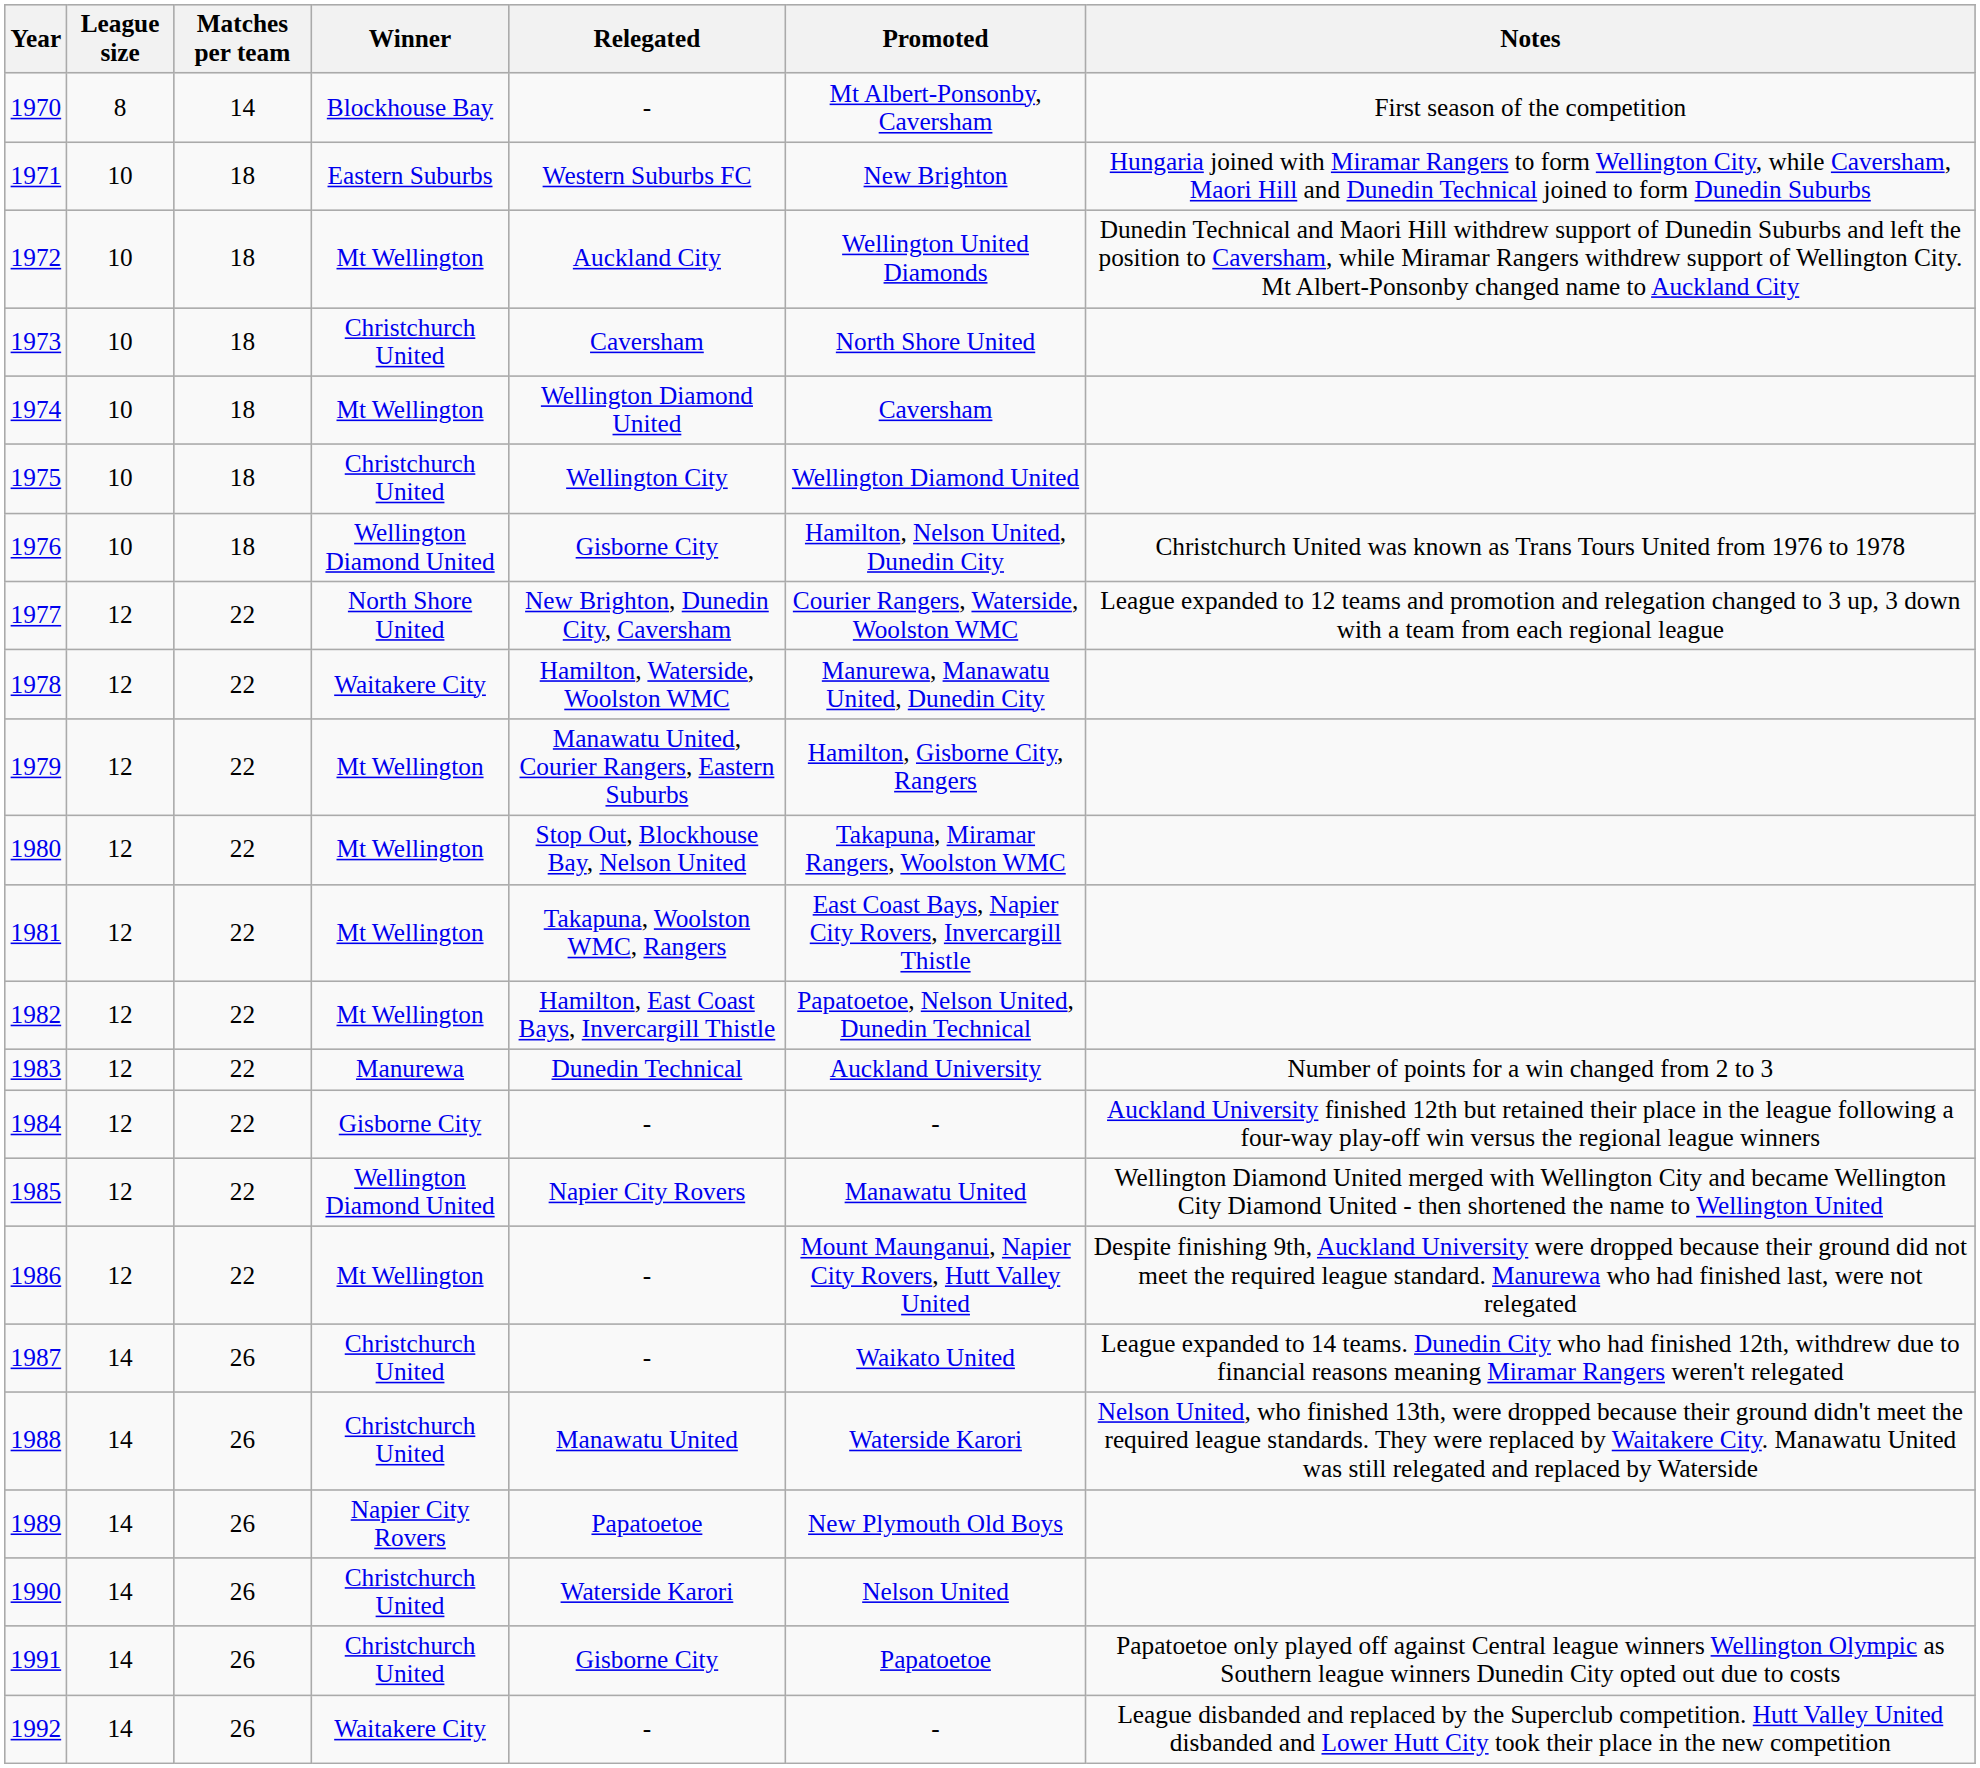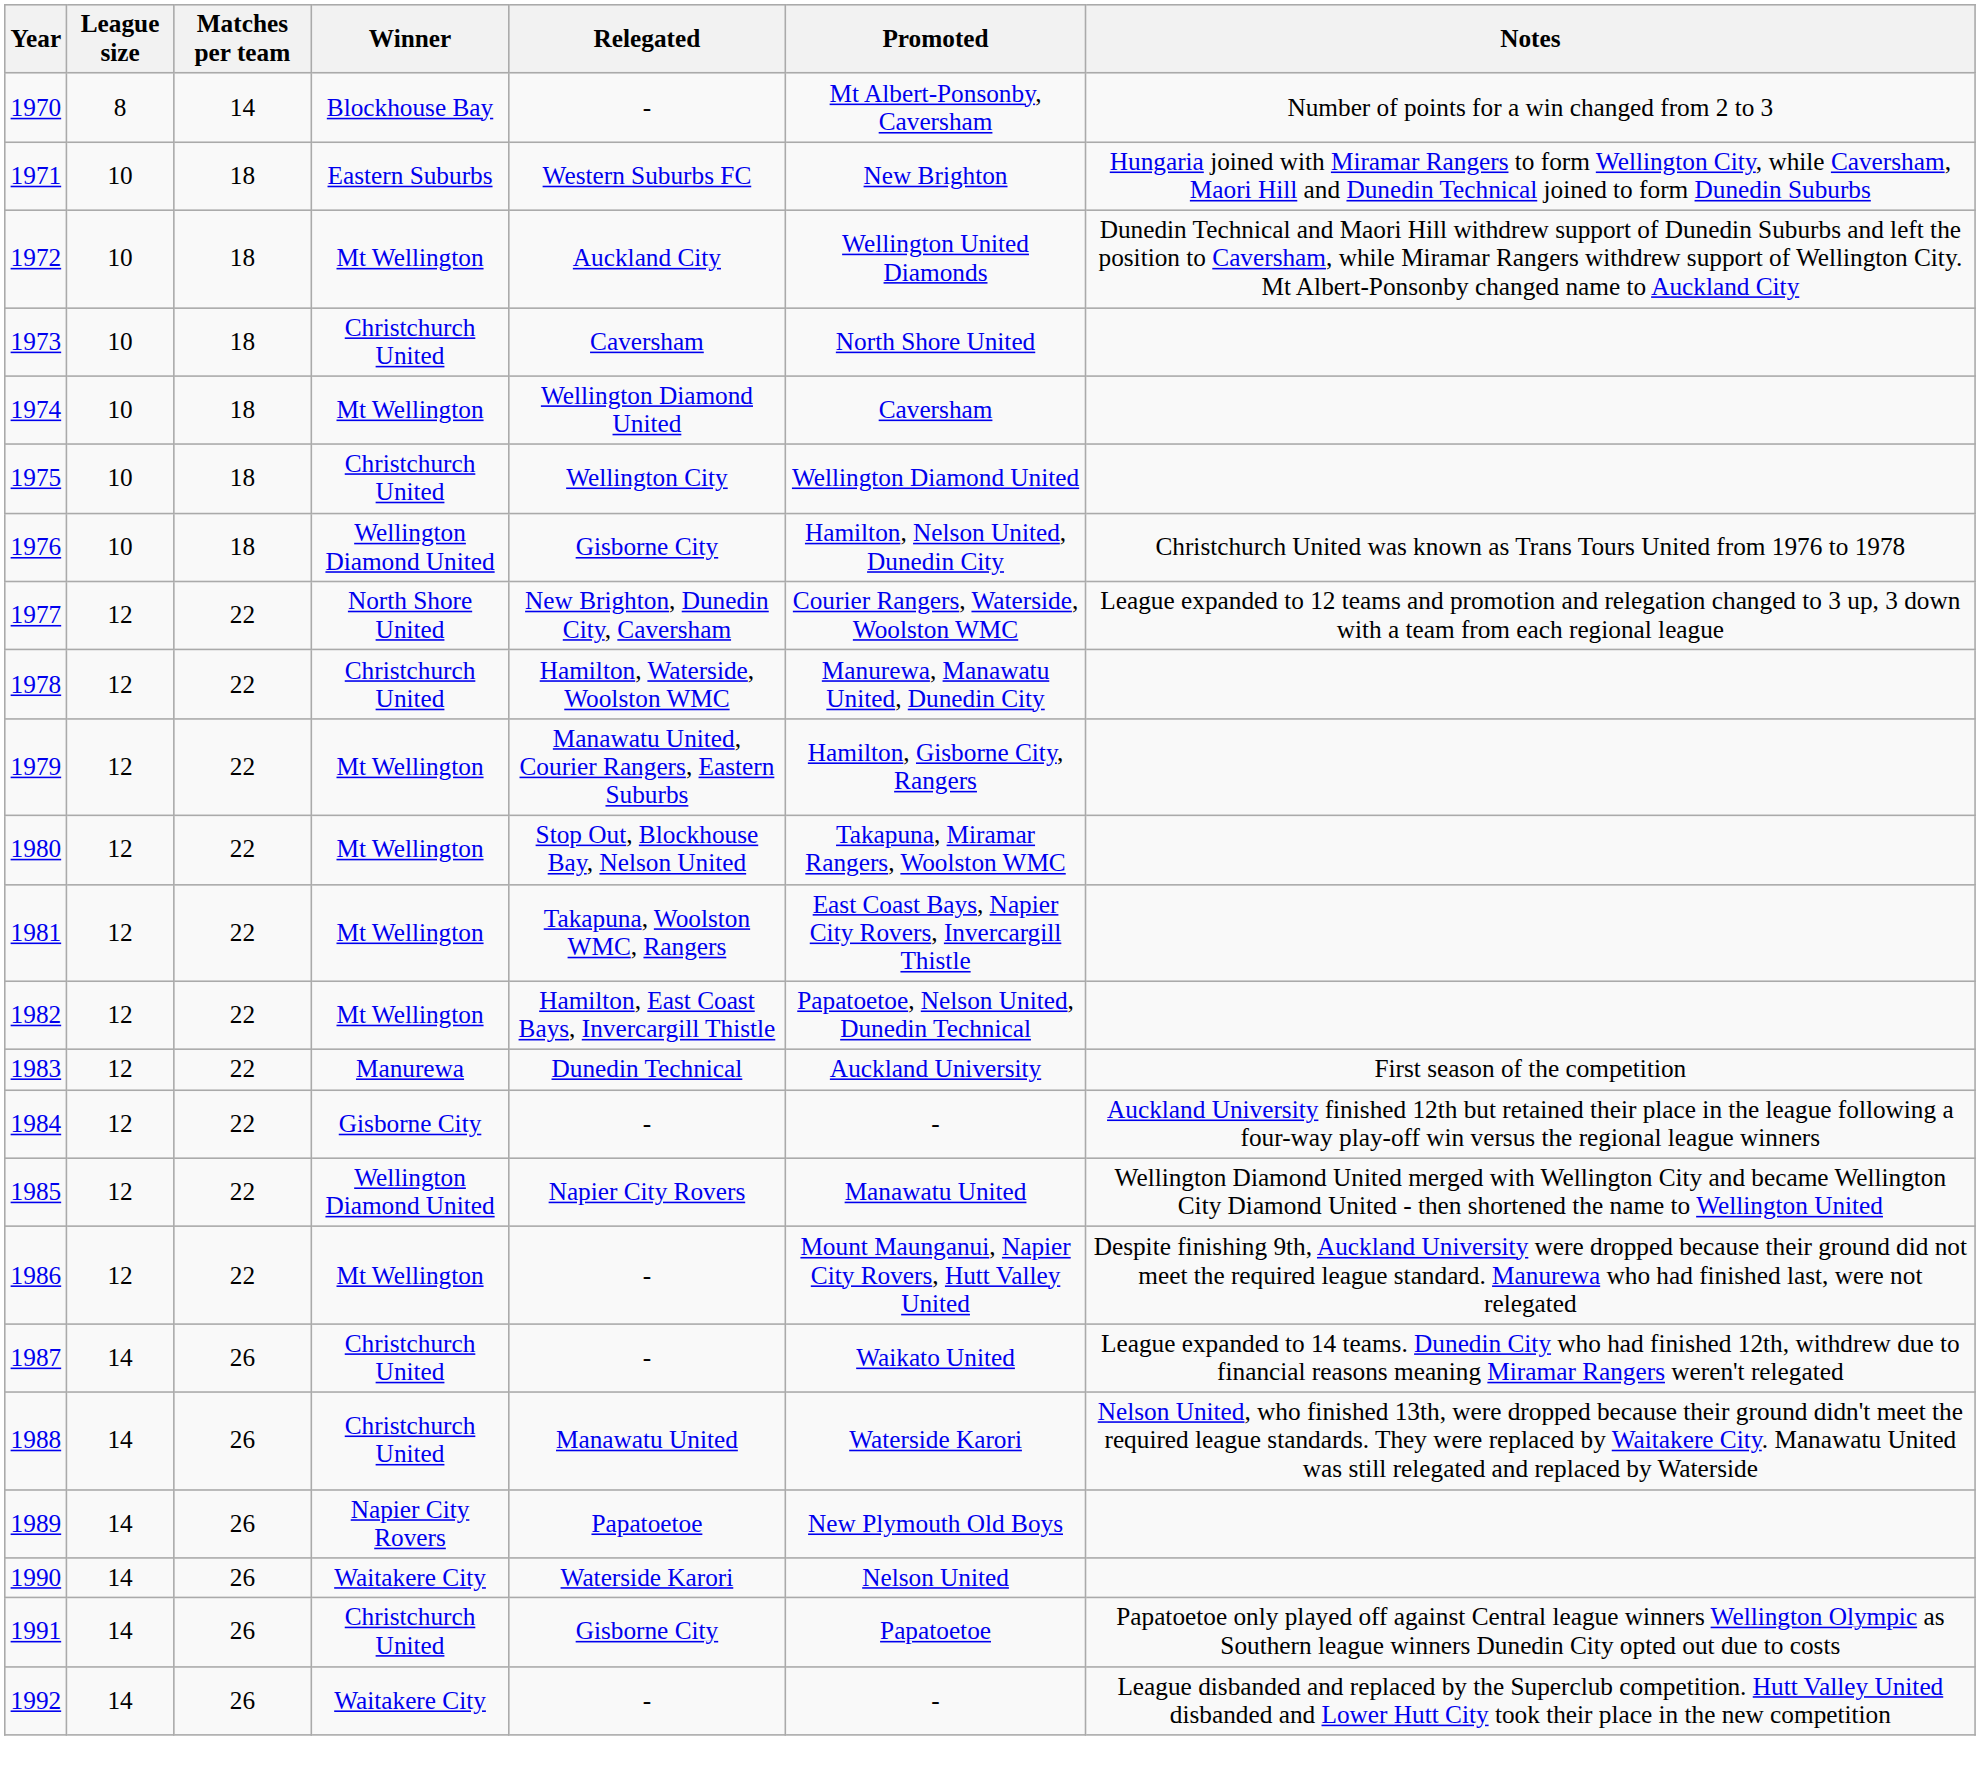(1530, 107) First season of the competition -> (1530, 107) Number of points for a win changed from 2 to 3
(410, 683) Waitakere City -> (410, 683) Christchurch United
(1530, 1069) Number of points for a win changed from 2 to 3 -> (1530, 1069) First season of the competition
(410, 1591) Christchurch United -> (410, 1577) Waitakere City
